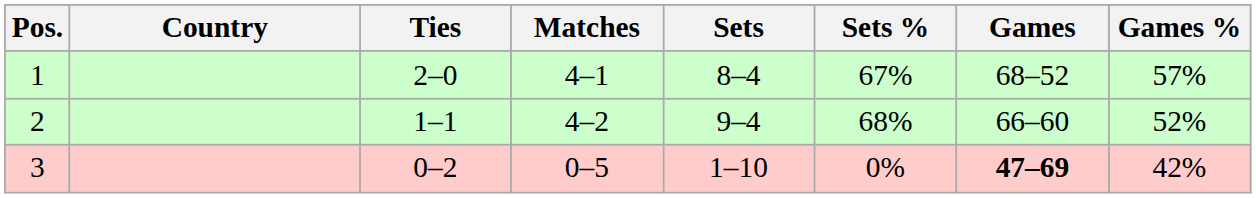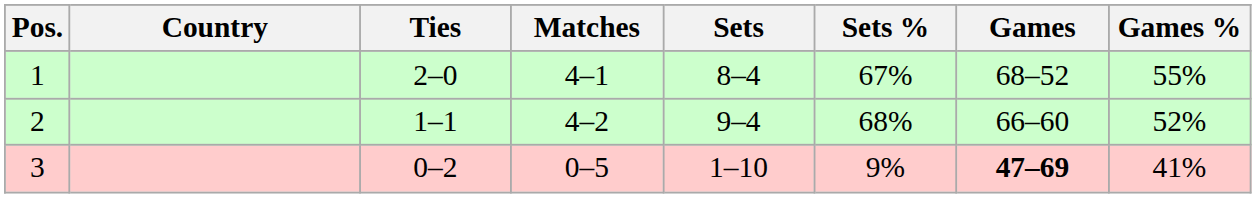(1179, 74) 57% -> (1179, 74) 55%
(885, 167) 0% -> (885, 167) 9%
(1179, 167) 42% -> (1179, 167) 41%
